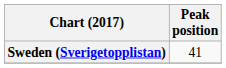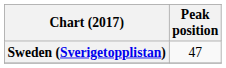(195, 52) 41 -> (195, 52) 47
